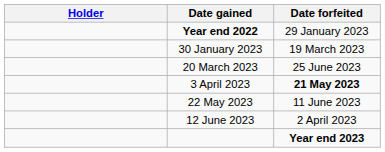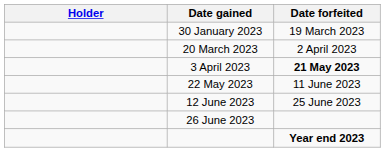- row: (220, 31)
(327, 67) 25 June 2023 -> (327, 49) 2 April 2023
(327, 120) 2 April 2023 -> (327, 102) 25 June 2023
+ row: (220, 120)
